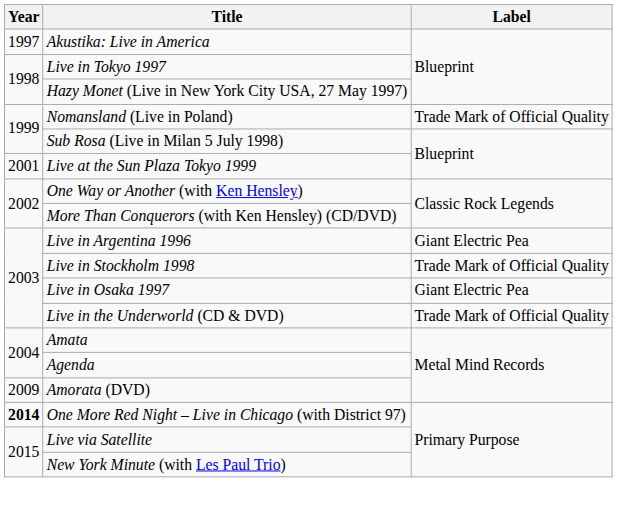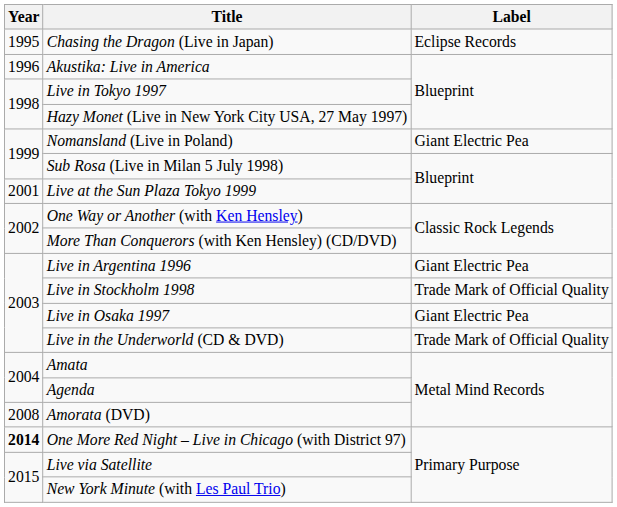+ row: (160, 41)
(24, 41) 1997 -> (24, 66) 1996
(512, 116) Trade Mark of Official Quality -> (472, 141) Giant Electric Pea
(24, 389) 2009 -> (24, 414) 2008
